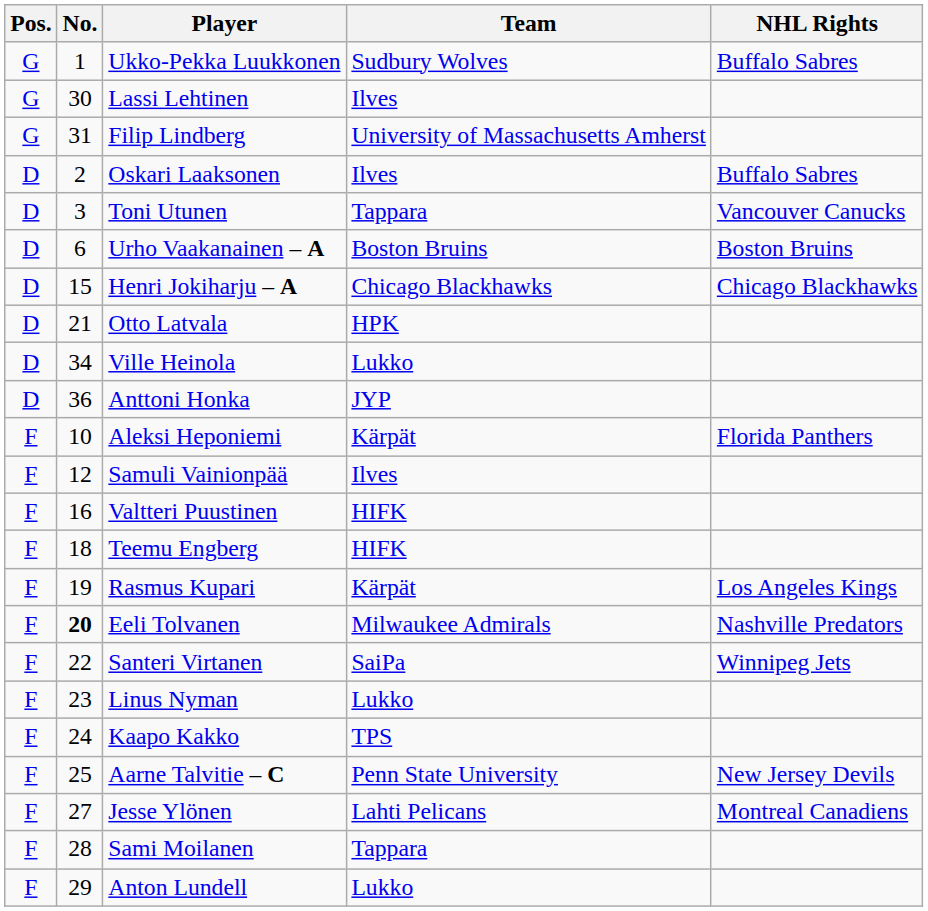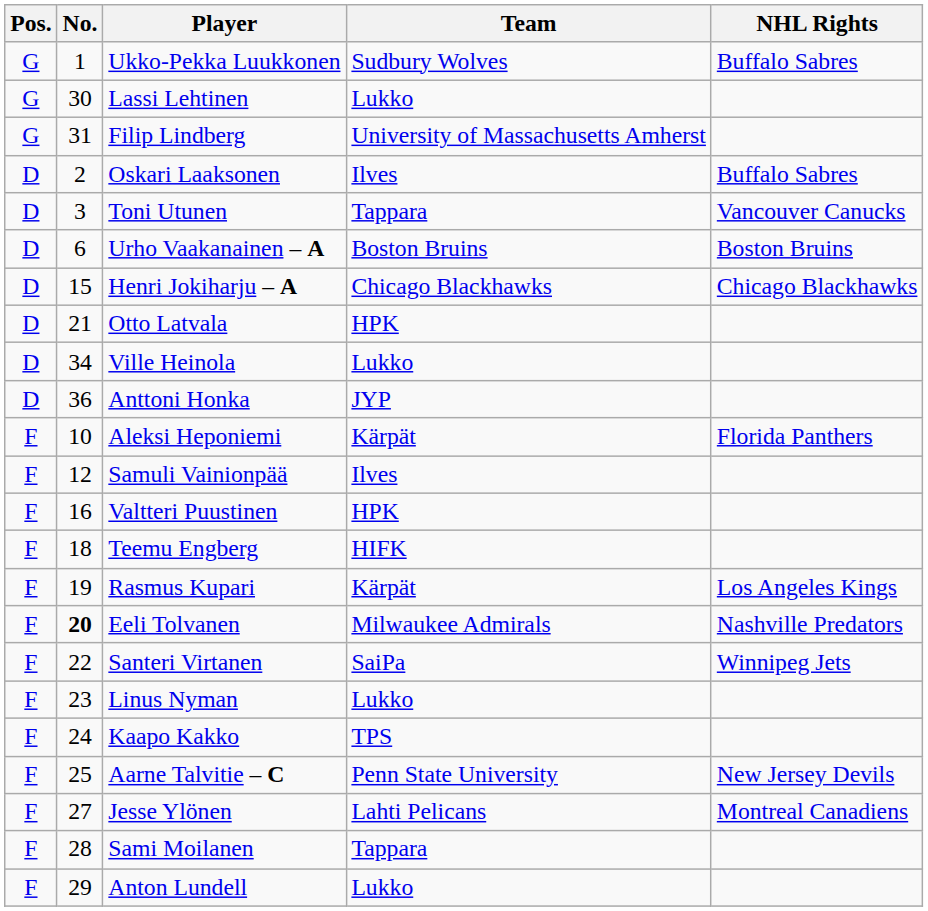(374, 98) Ilves -> (382, 98) Lukko
(379, 511) HIFK -> (375, 511) HPK
